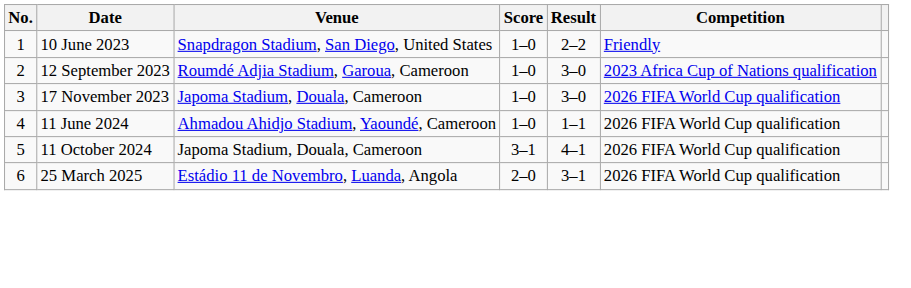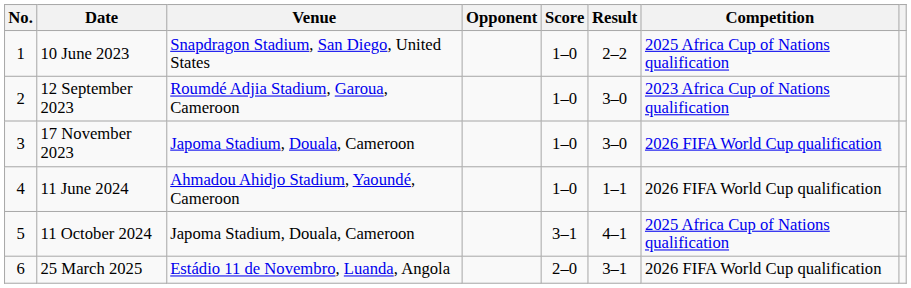+ column: (502, 17)
(632, 44) Friendly -> (737, 53) 2025 Africa Cup of Nations qualification
(722, 149) 2026 FIFA World Cup qualification -> (737, 233) 2025 Africa Cup of Nations qualification
